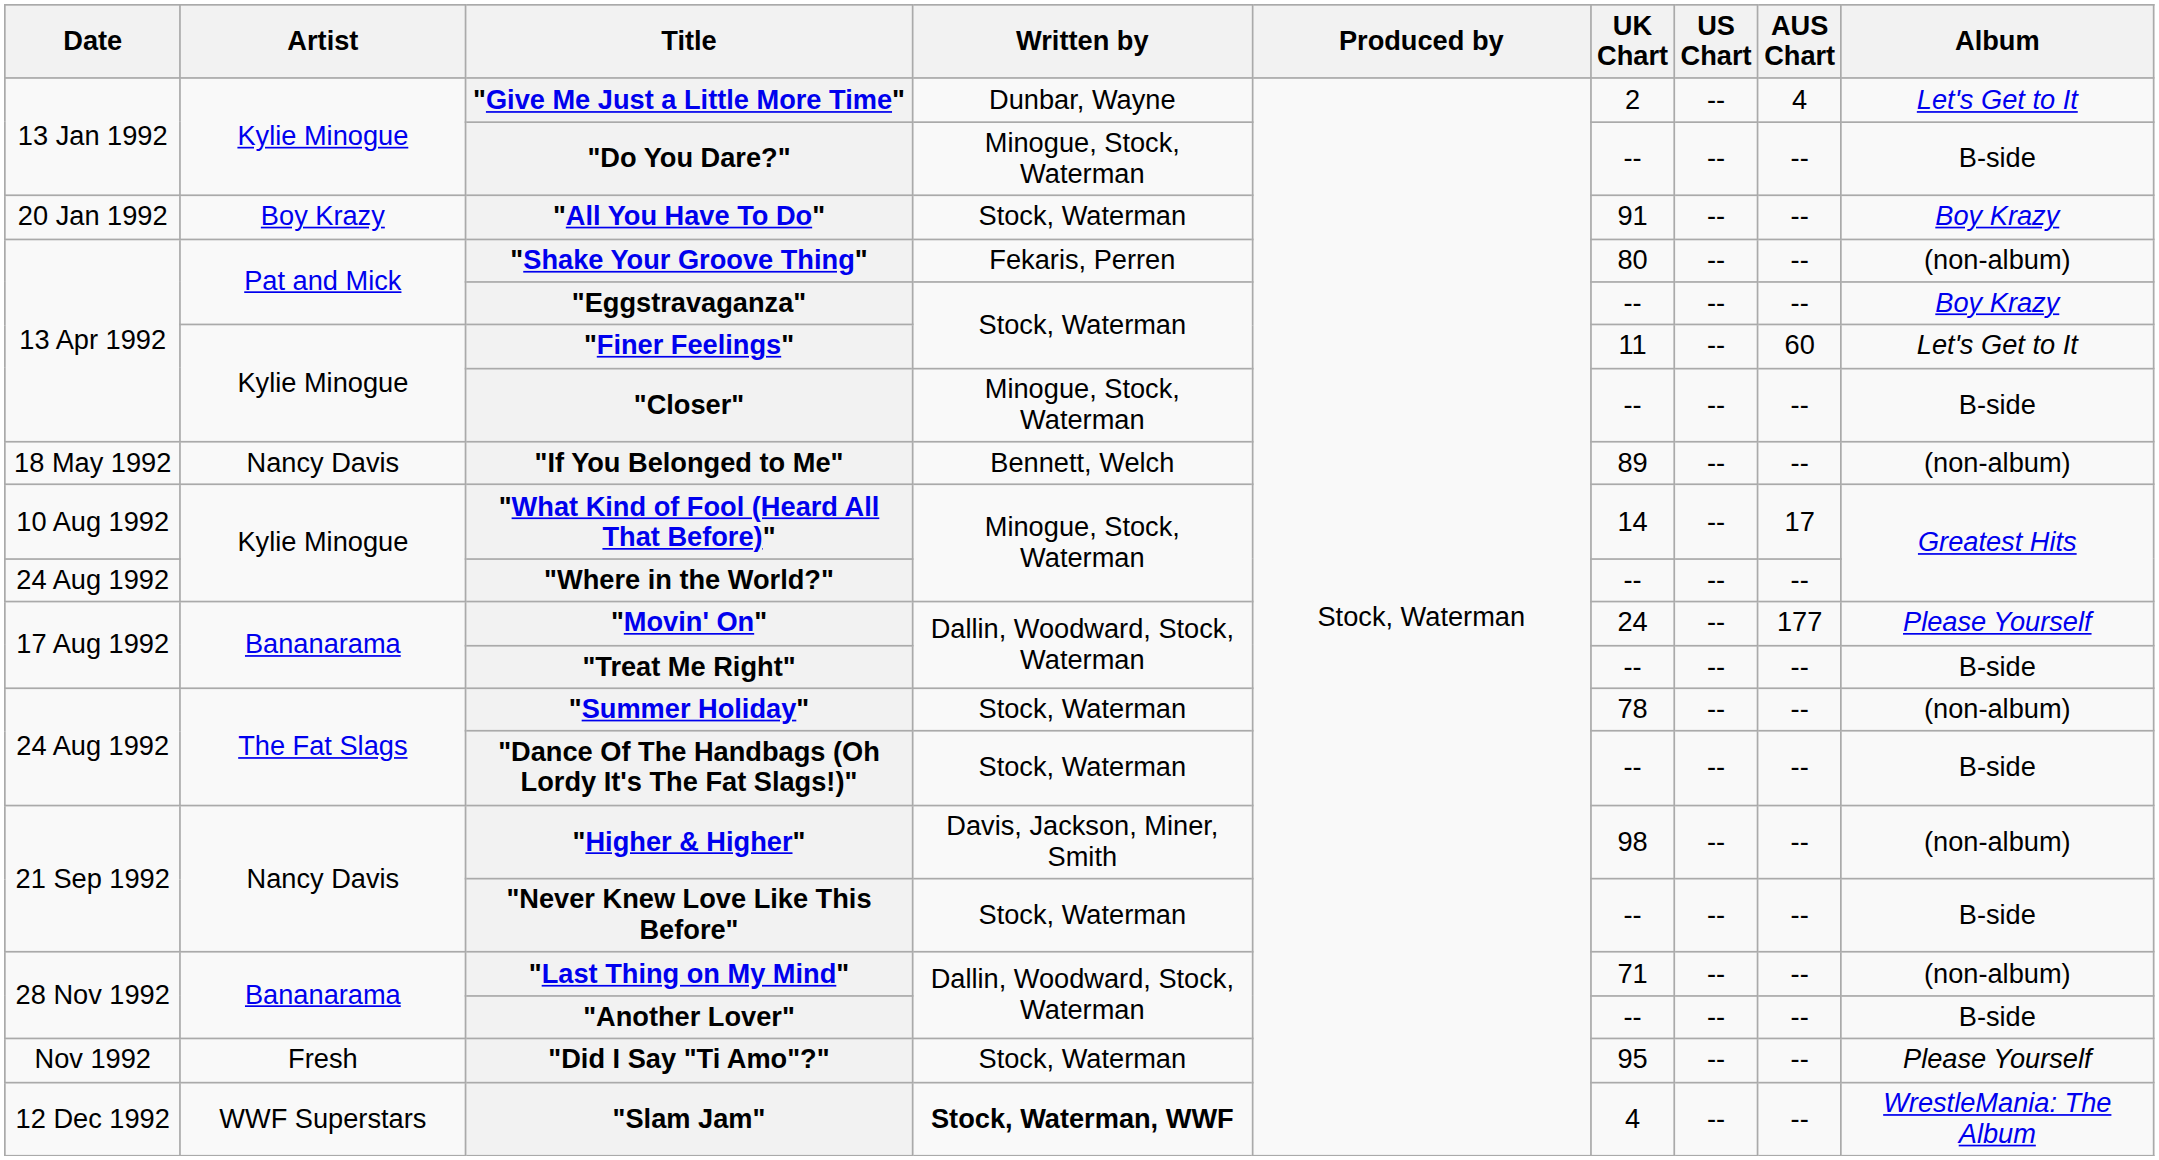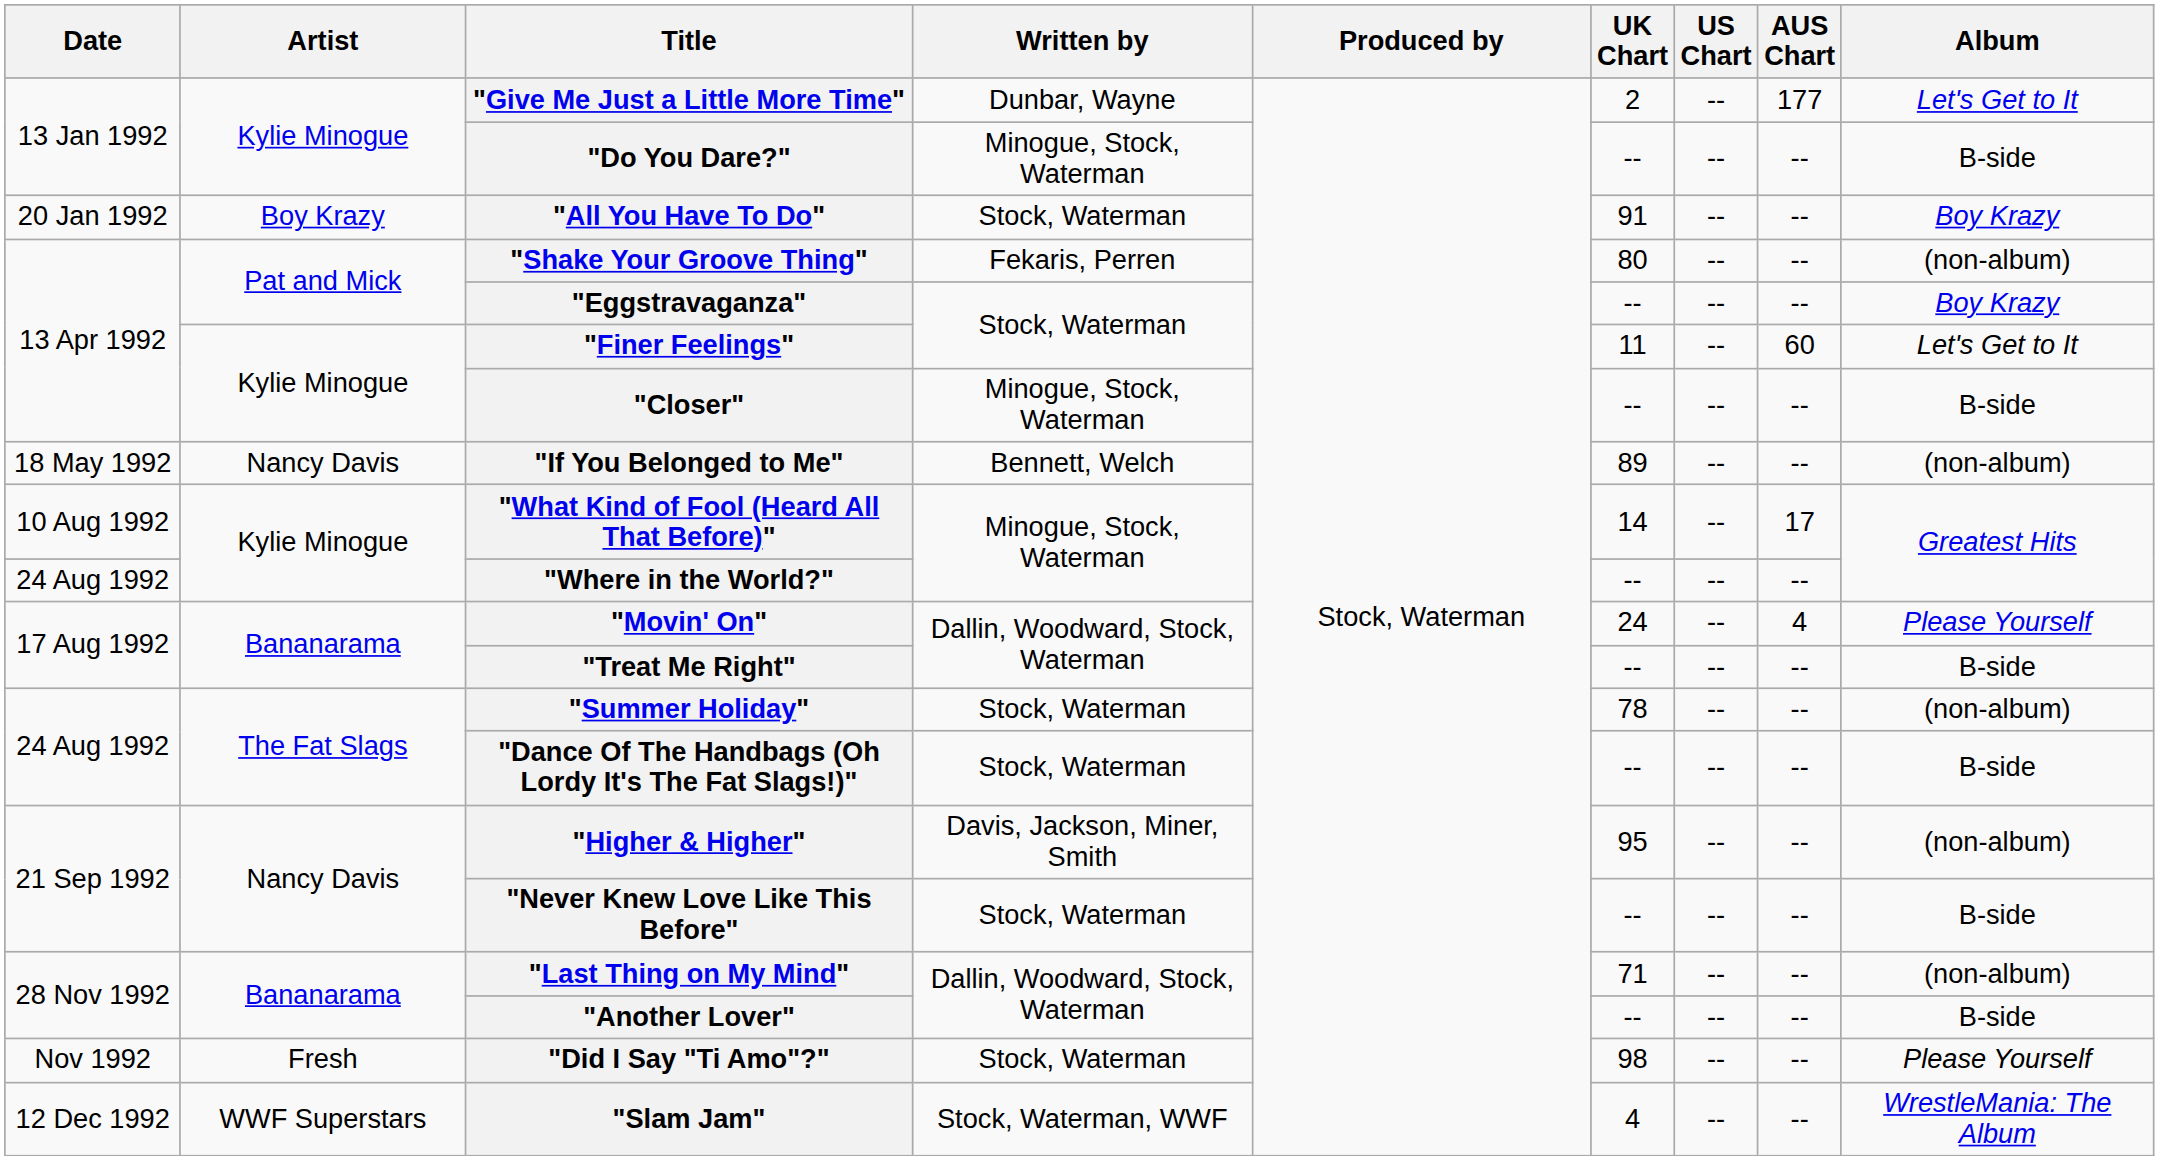(1800, 99) 4 -> (1800, 99) 177
(1800, 622) 177 -> (1800, 622) 4
(1633, 841) 98 -> (1633, 841) 95
(1633, 1059) 95 -> (1633, 1059) 98
(1082, 1118) bold -> (1082, 1118) normal
